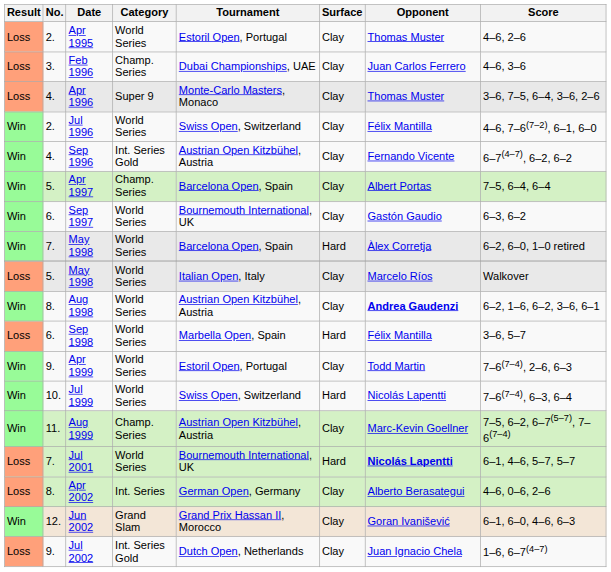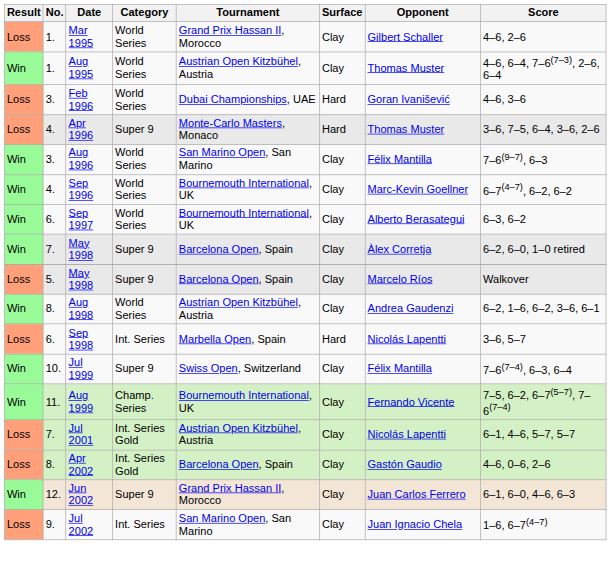+ row: (50, 36)
- row: (50, 36)
+ row: (50, 68)
(134, 66) Champ. Series -> (131, 99) World Series
(333, 66) Clay -> (334, 99) Hard
(417, 66) Juan Carlos Ferrero -> (409, 99) Goran Ivanišević
(333, 96) Clay -> (334, 129) Hard
- row: (50, 126)
+ row: (50, 159)
(140, 156) Int. Series Gold -> (131, 189) World Series
(240, 156) Austrian Open Kitzbühel, Austria -> (245, 189) Bournemouth International, UK
(411, 156) Fernando Vicente -> (418, 189) Marc-Kevin Goellner
- row: (50, 186)
(405, 216) Gastón Gaudio -> (416, 219) Alberto Berasategui
(131, 246) World Series -> (134, 249) Super 9
(334, 246) Hard -> (333, 249) Clay
(131, 276) World Series -> (134, 279) Super 9
(222, 276) Italian Open, Italy -> (236, 279) Barcelona Open, Spain
(413, 306) bold -> (410, 309) normal
(131, 336) World Series -> (140, 339) Int. Series
(400, 336) Félix Mantilla -> (407, 339) Nicolás Lapentti
- row: (50, 366)
(131, 396) World Series -> (134, 369) Super 9
(334, 396) Hard -> (333, 369) Clay
(407, 396) Nicolás Lapentti -> (400, 369) Félix Mantilla
(240, 429) Austrian Open Kitzbühel, Austria -> (245, 402) Bournemouth International, UK
(418, 429) Marc-Kevin Goellner -> (411, 402) Fernando Vicente
(131, 461) World Series -> (140, 435) Int. Series Gold
(245, 461) Bournemouth International, UK -> (240, 435) Austrian Open Kitzbühel, Austria
(334, 461) Hard -> (333, 435) Clay
(410, 461) bold -> (407, 435) normal
(140, 491) Int. Series -> (140, 464) Int. Series Gold
(240, 491) German Open, Germany -> (236, 464) Barcelona Open, Spain
(416, 491) Alberto Berasategui -> (405, 464) Gastón Gaudio
(130, 521) Grand Slam -> (134, 494) Super 9
(409, 521) Goran Ivanišević -> (417, 494) Juan Carlos Ferrero
(140, 551) Int. Series Gold -> (140, 524) Int. Series
(241, 551) Dutch Open, Netherlands -> (235, 524) San Marino Open, San Marino
